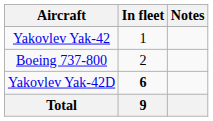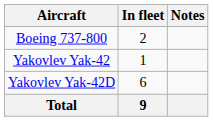rows swapped: (62, 60) <-> (62, 37)
(143, 82) bold -> (143, 82) normal
